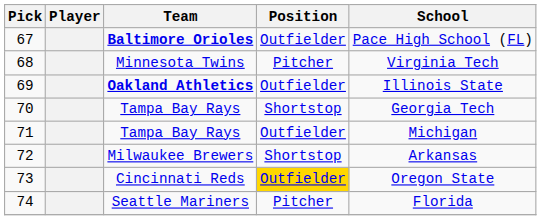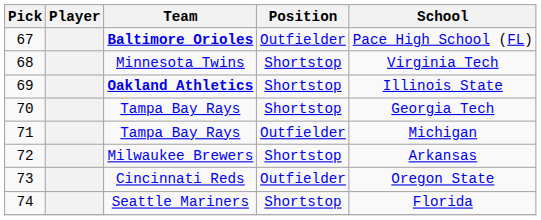(303, 63) Pitcher -> (303, 63) Shortstop
(303, 86) Outfielder -> (303, 86) Shortstop
(303, 179) gold background -> (303, 179) no background
(303, 203) Pitcher -> (303, 203) Shortstop
